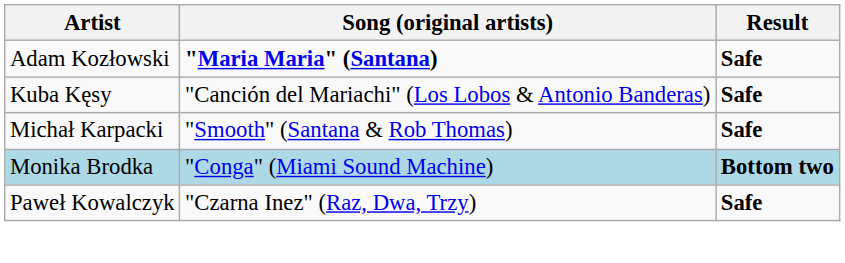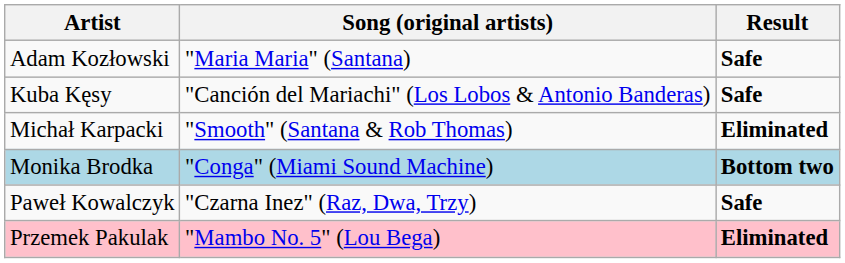(311, 58) bold -> (298, 58) normal
(742, 130) Safe -> (774, 130) Eliminated
+ row: (89, 238)
